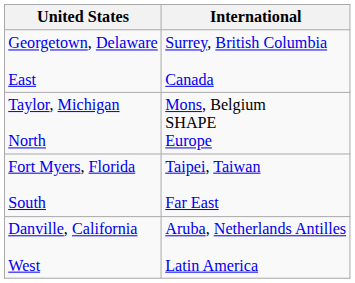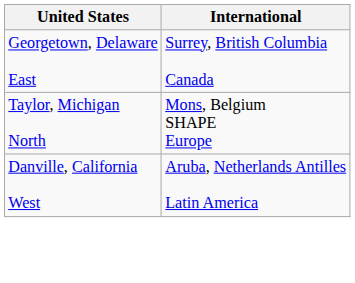- row: (72, 185)
